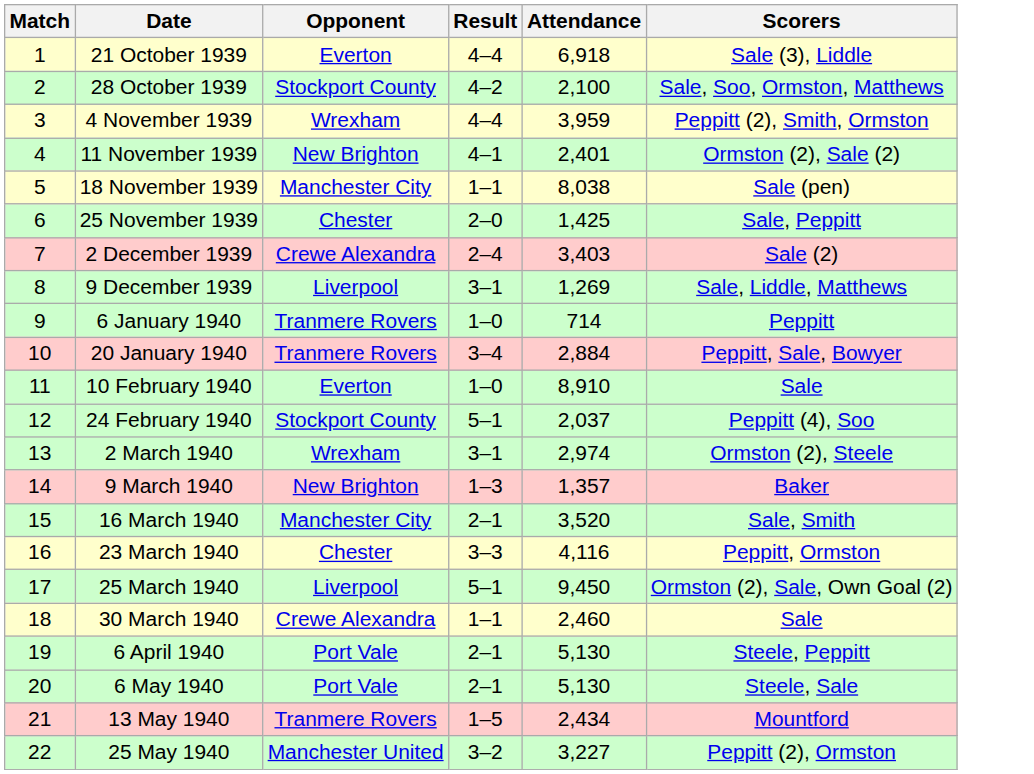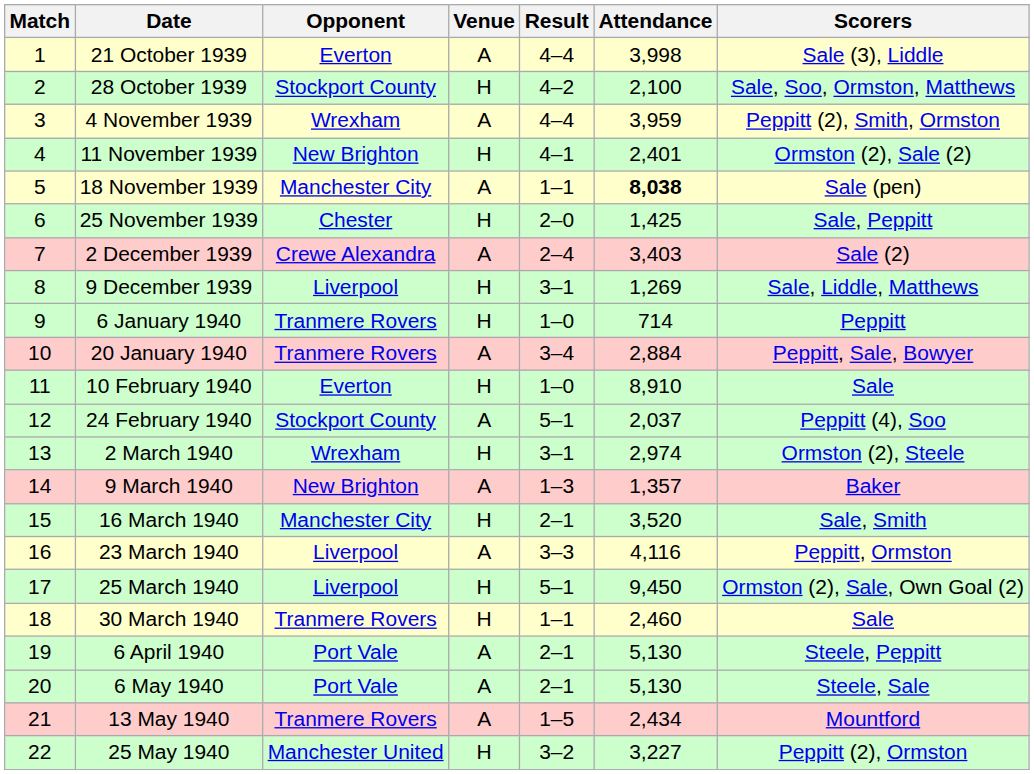+ column: (484, 21)
(584, 54) 6,918 -> (655, 54) 3,998
(584, 187) normal -> (655, 187) bold
(356, 552) Chester -> (356, 552) Liverpool
(356, 619) Crewe Alexandra -> (356, 619) Tranmere Rovers
